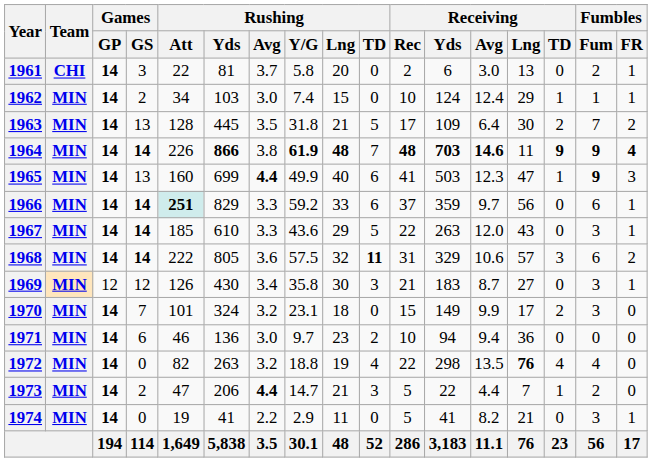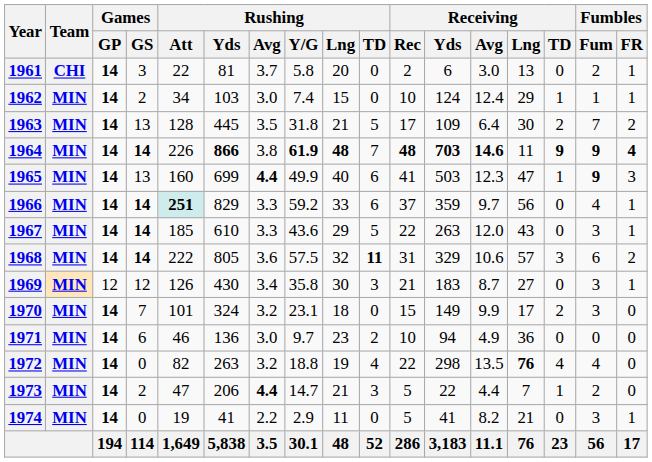(596, 204) 6 -> (596, 204) 4
(489, 337) 9.4 -> (489, 337) 4.9
